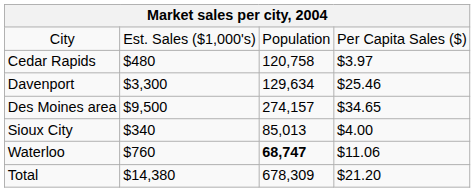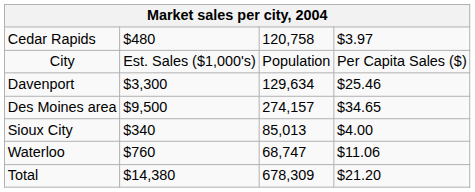rows swapped: (62, 38) <-> (52, 61)
(284, 152) bold -> (284, 152) normal
